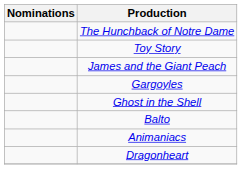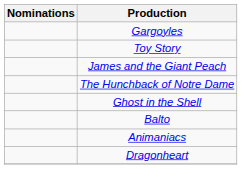rows swapped: (157, 31) <-> (157, 84)
